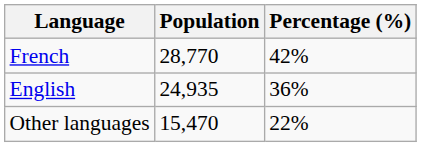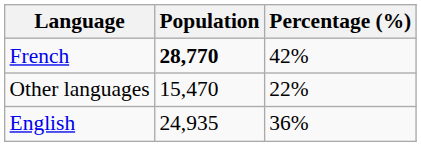(189, 55) normal -> (189, 55) bold
rows swapped: (42, 89) <-> (80, 123)
